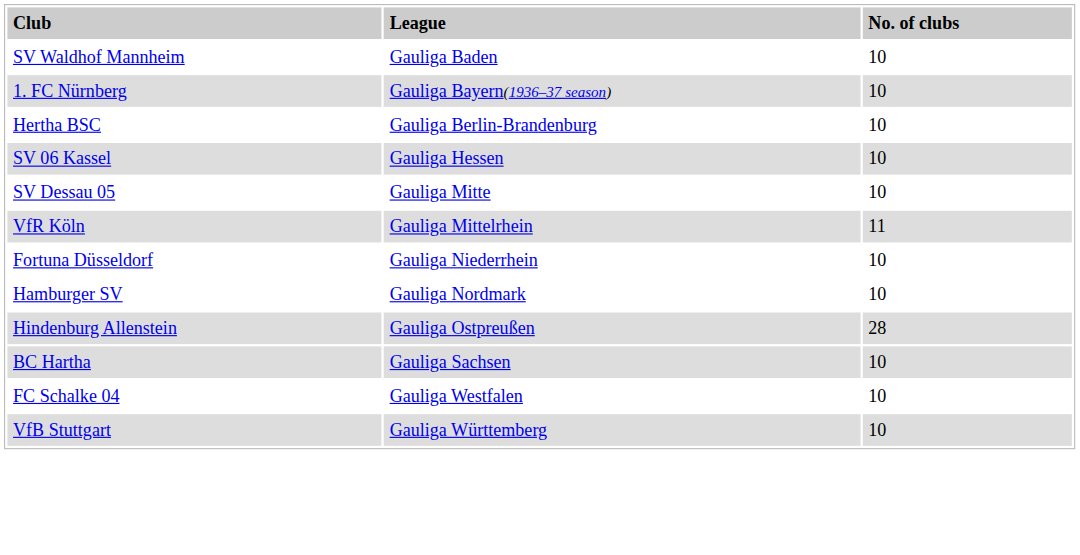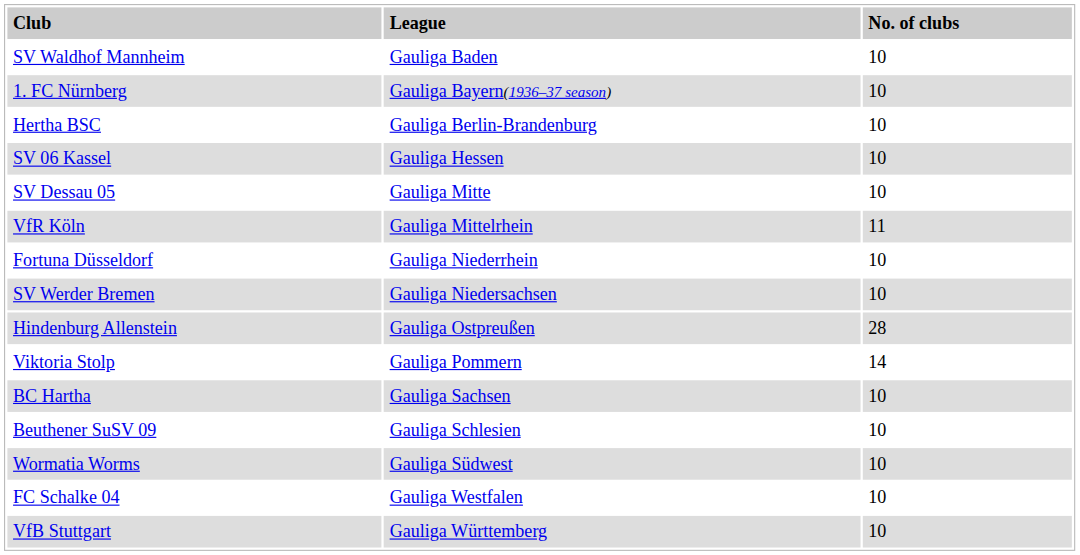+ row: (84, 294)
- row: (68, 294)
+ row: (64, 362)
+ row: (85, 429)
+ row: (76, 463)
